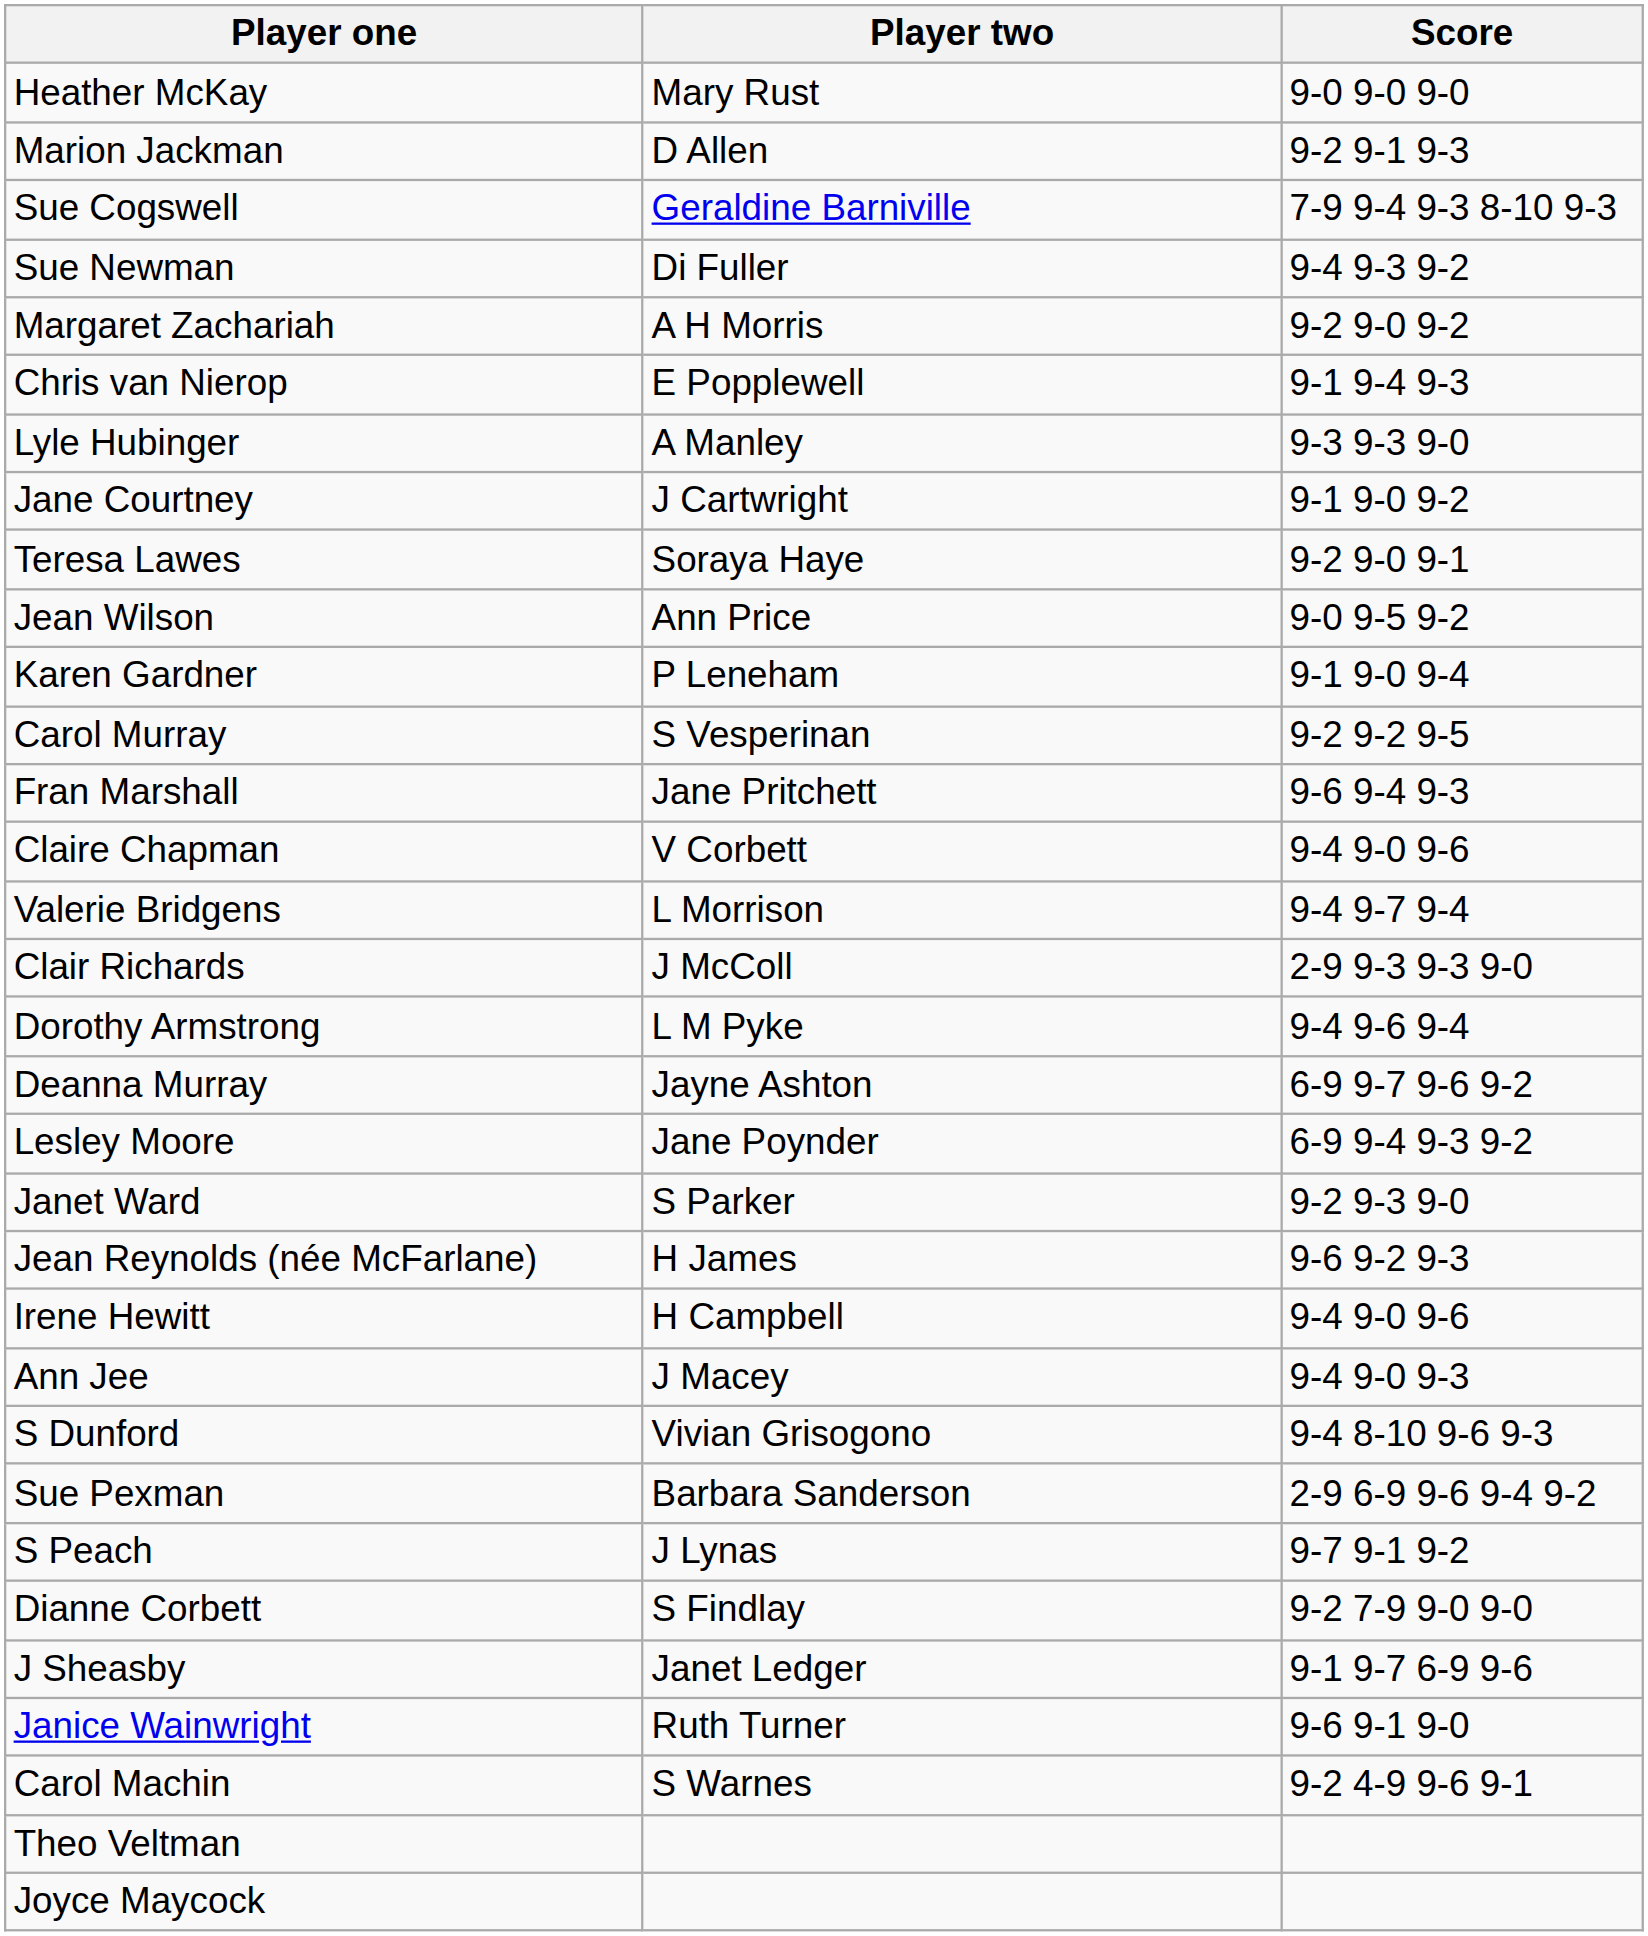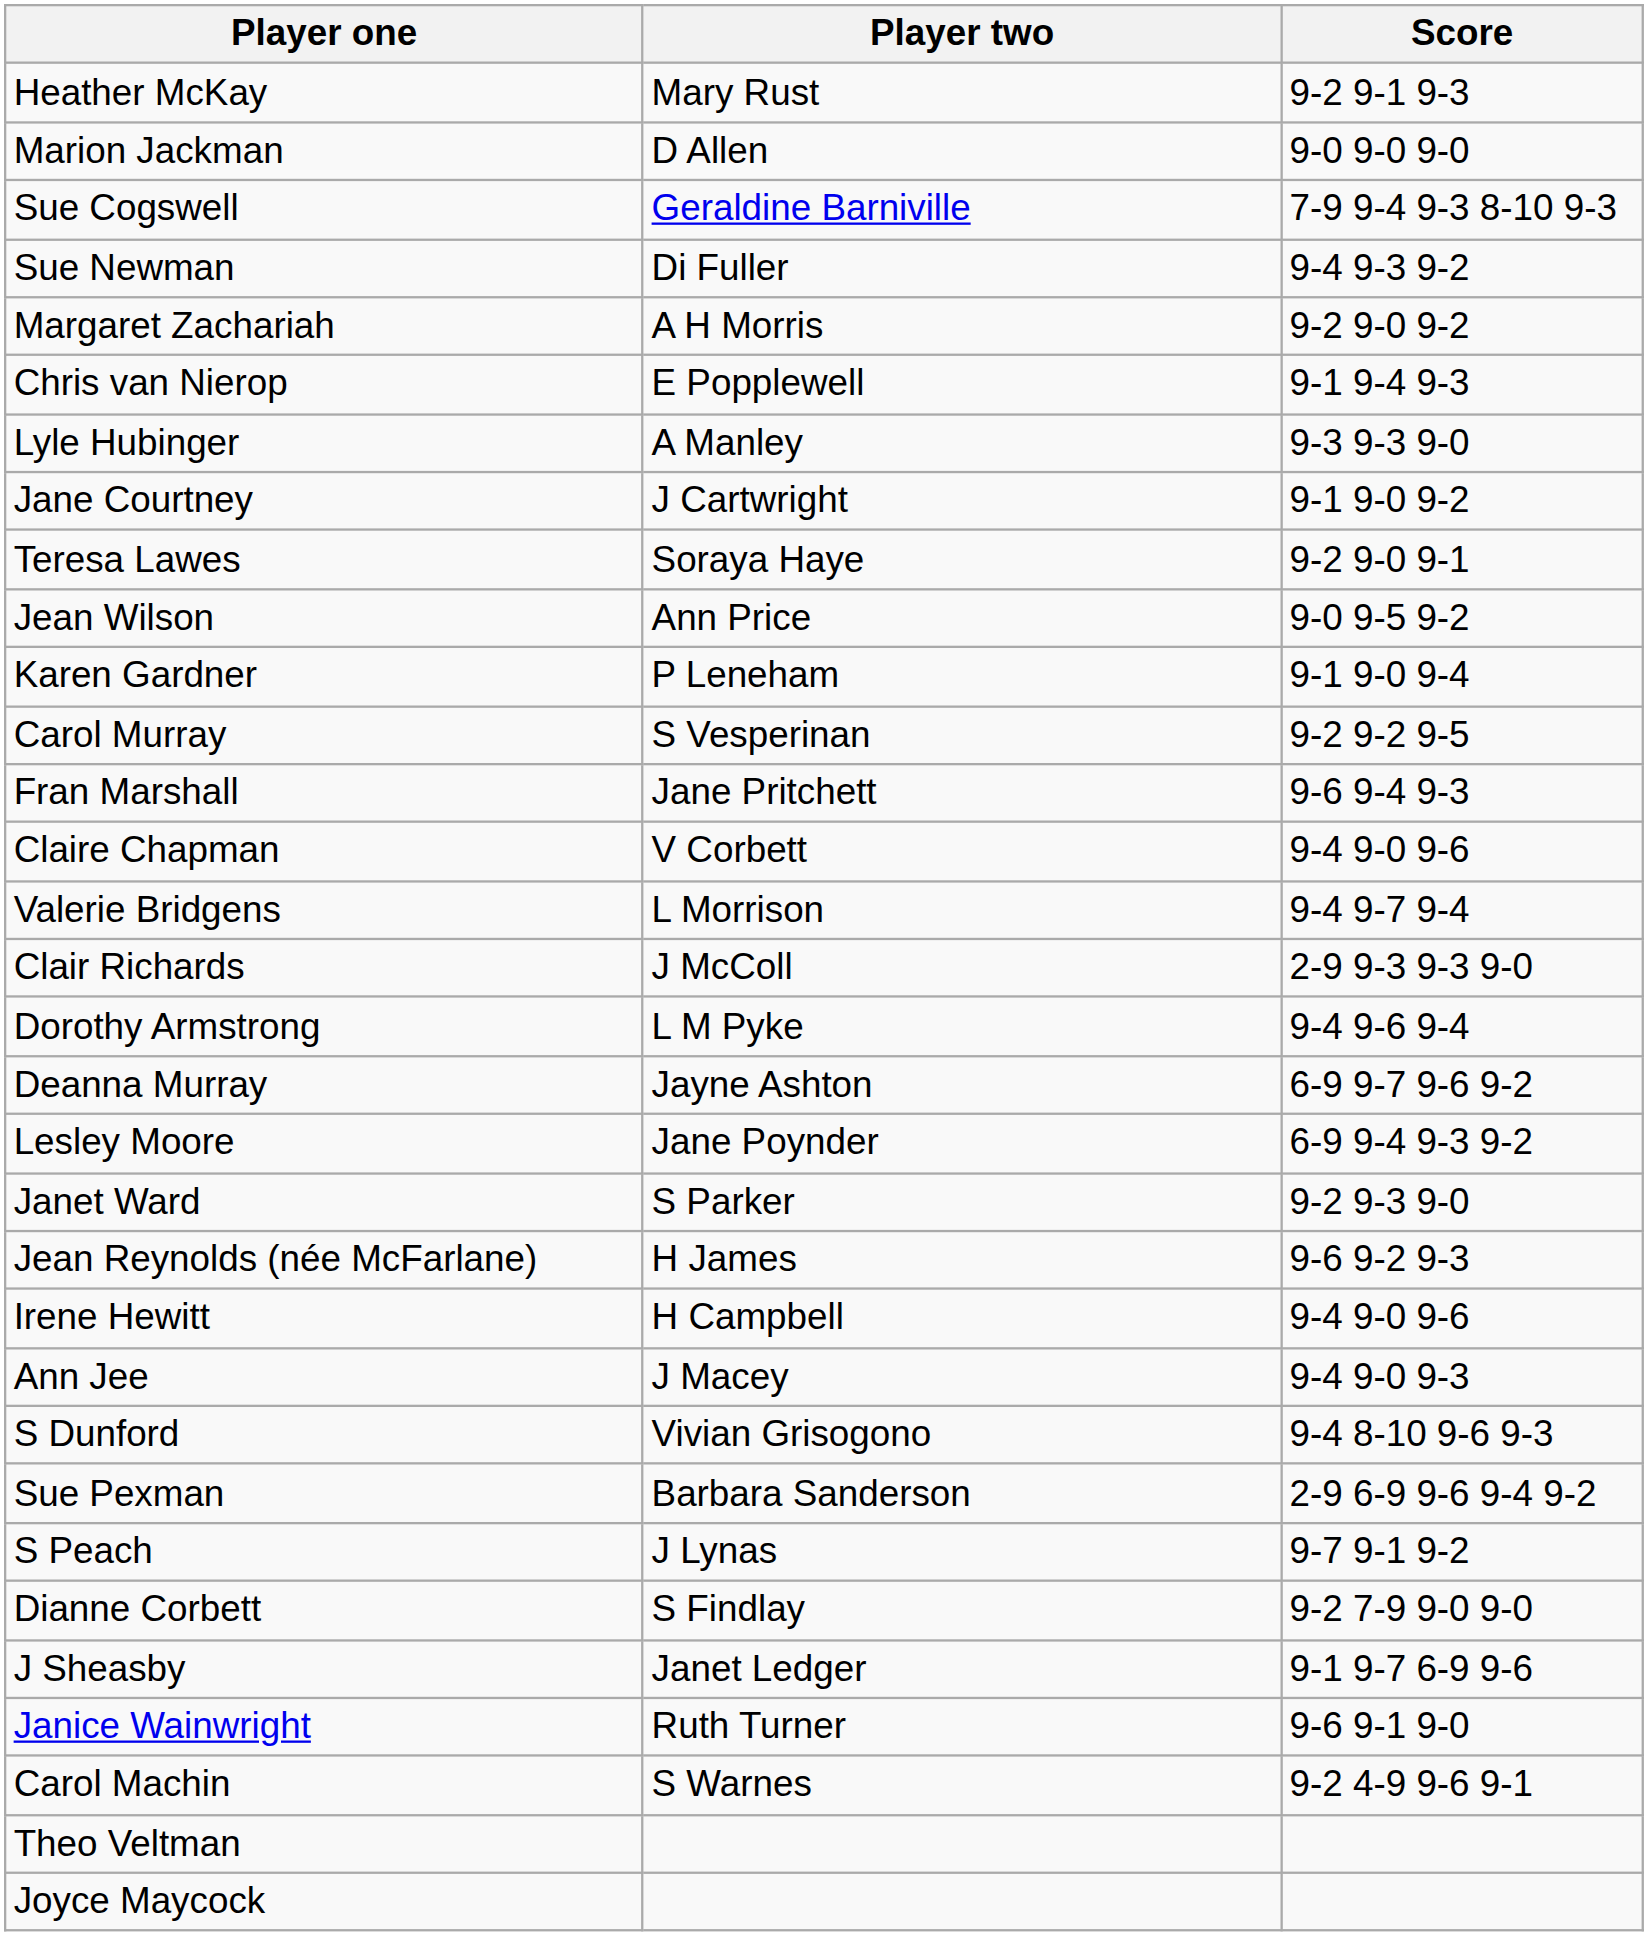(1380, 92) 9-0 9-0 9-0 -> (1380, 92) 9-2 9-1 9-3
(1380, 150) 9-2 9-1 9-3 -> (1380, 150) 9-0 9-0 9-0
